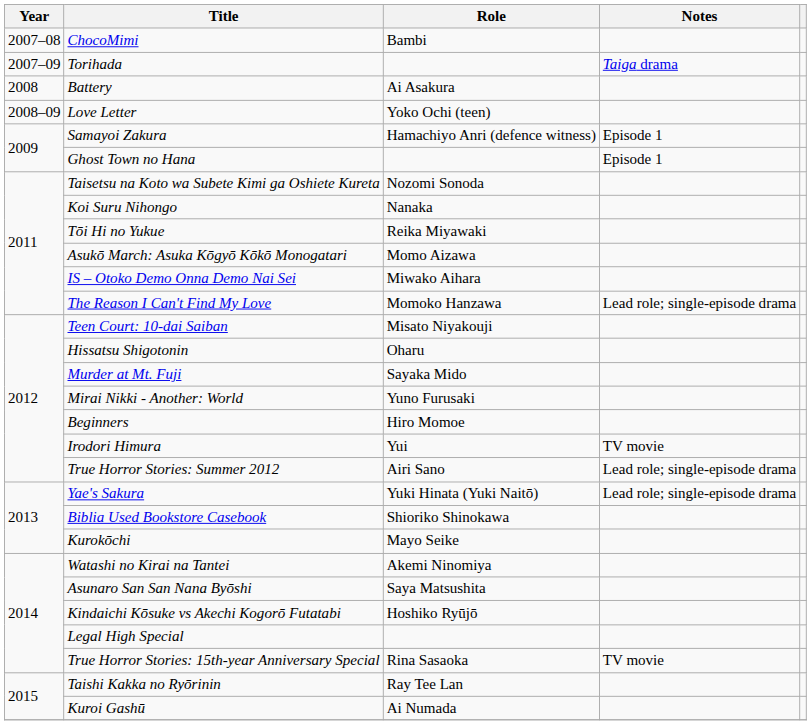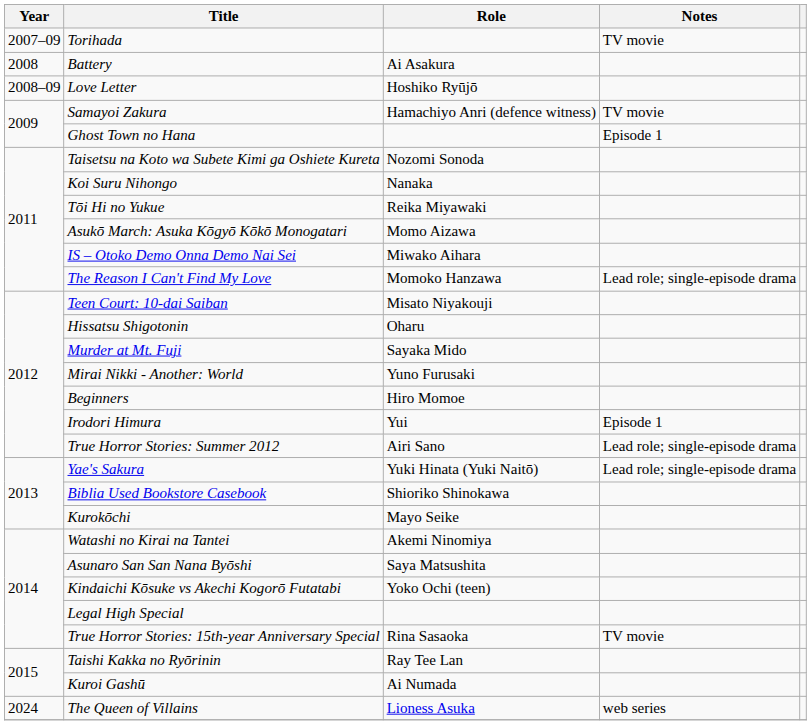- row: (103, 40)
(640, 64) Taiga drama -> (633, 40) TV movie
(439, 111) Yoko Ochi (teen) -> (432, 87) Hoshiko Ryūjō
(633, 135) Episode 1 -> (633, 111) TV movie
(633, 445) TV movie -> (633, 421) Episode 1
(432, 612) Hoshiko Ryūjō -> (439, 588) Yoko Ochi (teen)
+ row: (133, 708)
